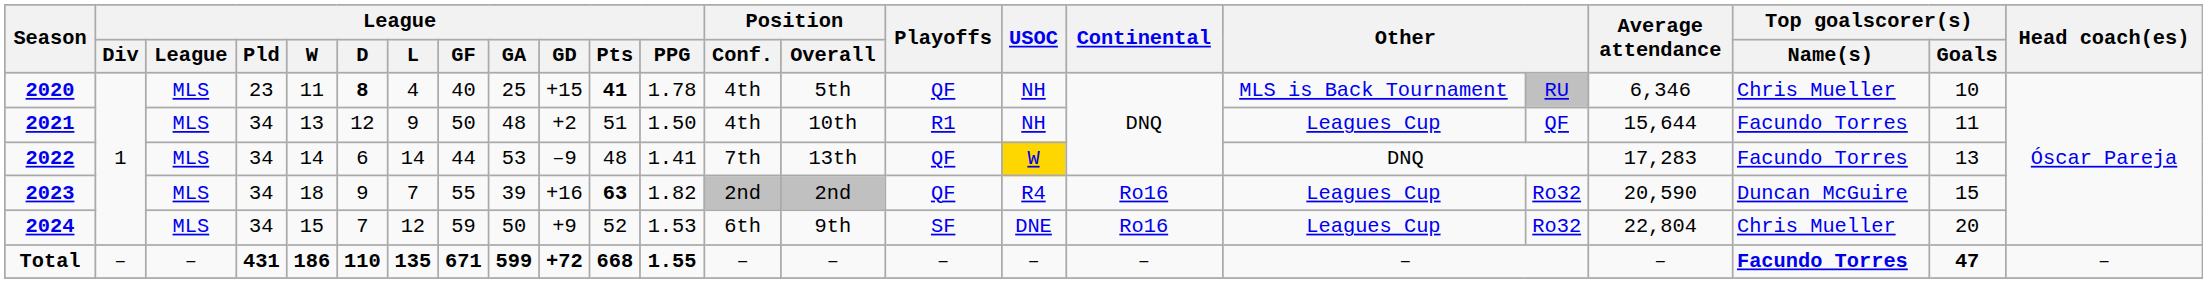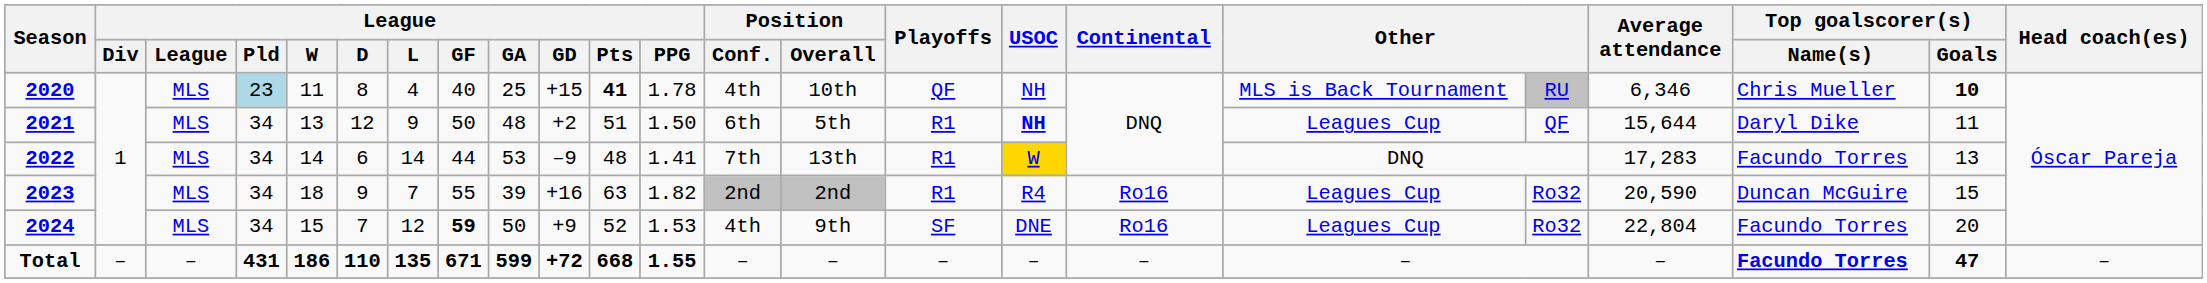(261, 90) no background -> (261, 90) lightblue background
(362, 90) bold -> (362, 90) normal
(833, 90) 5th -> (833, 90) 10th
(1967, 90) normal -> (1967, 90) bold
(743, 124) 4th -> (743, 124) 6th
(833, 124) 10th -> (833, 124) 5th
(1033, 124) normal -> (1033, 124) bold
(1822, 124) Facundo Torres -> (1798, 124) Daryl Dike
(943, 158) QF -> (943, 158) R1
(615, 193) bold -> (615, 193) normal
(943, 193) QF -> (943, 193) R1
(463, 227) normal -> (463, 227) bold
(743, 227) 6th -> (743, 227) 4th
(1816, 227) Chris Mueller -> (1822, 227) Facundo Torres
